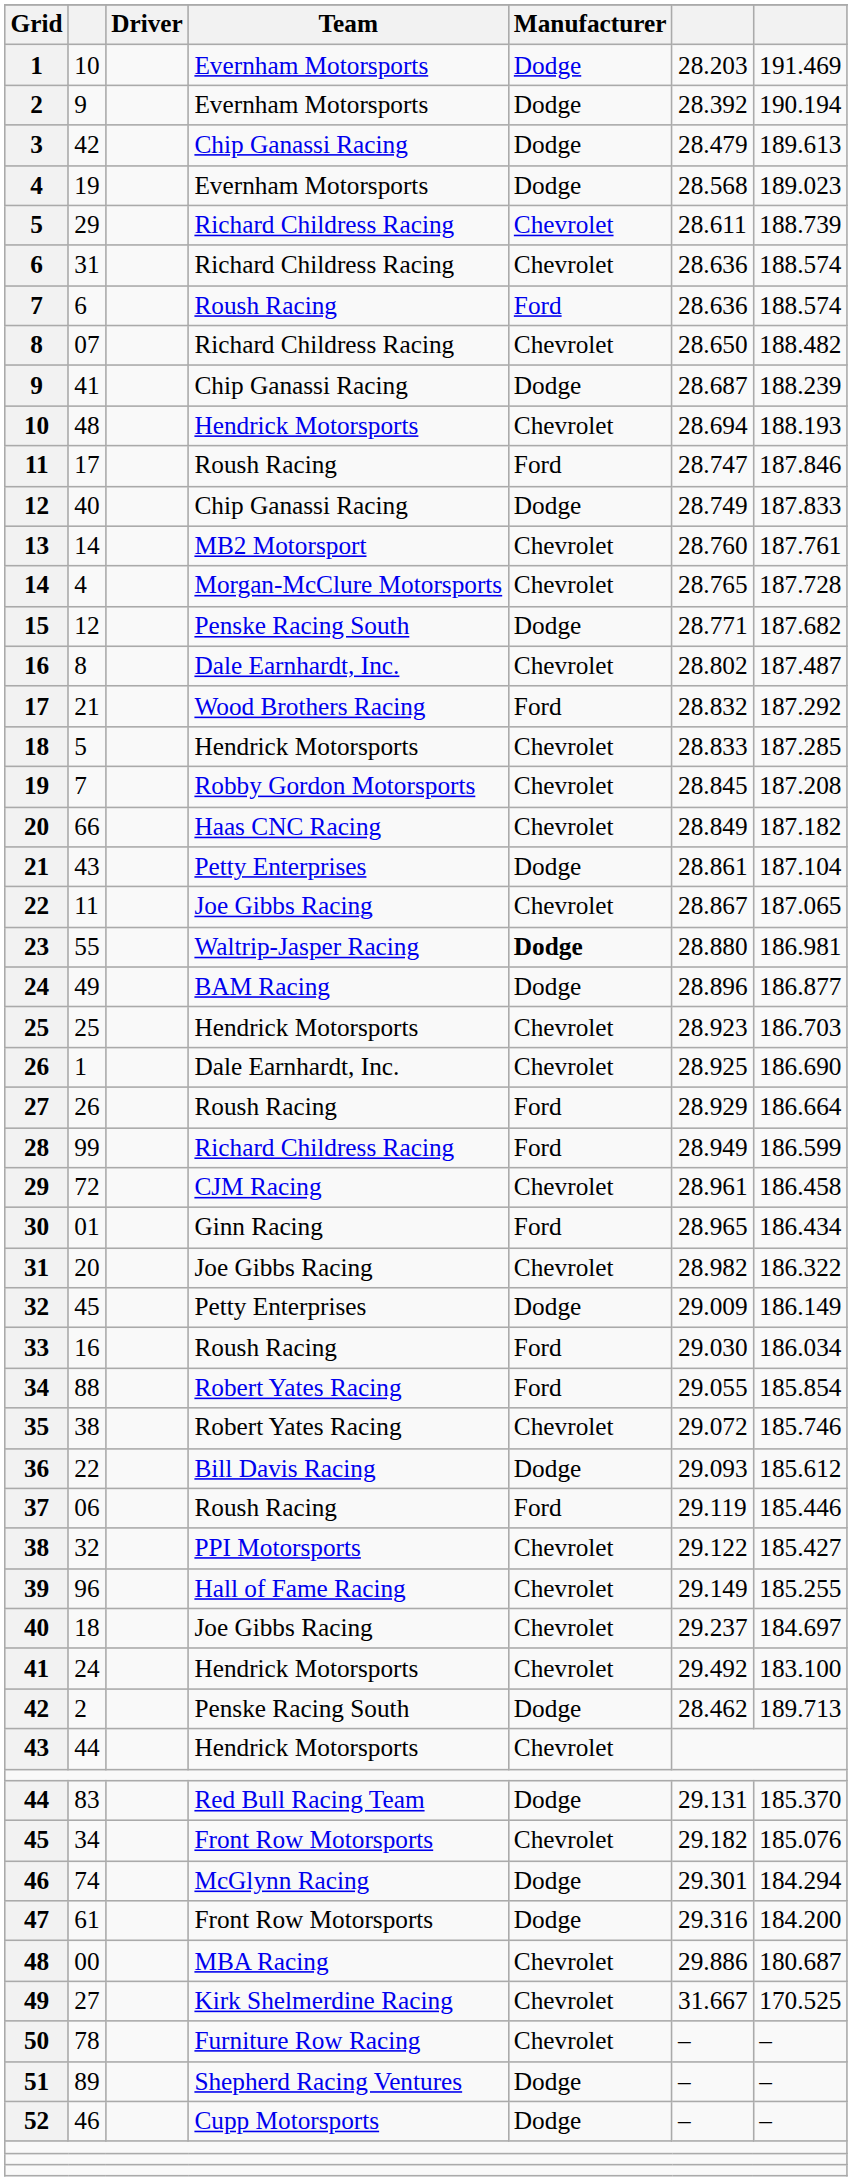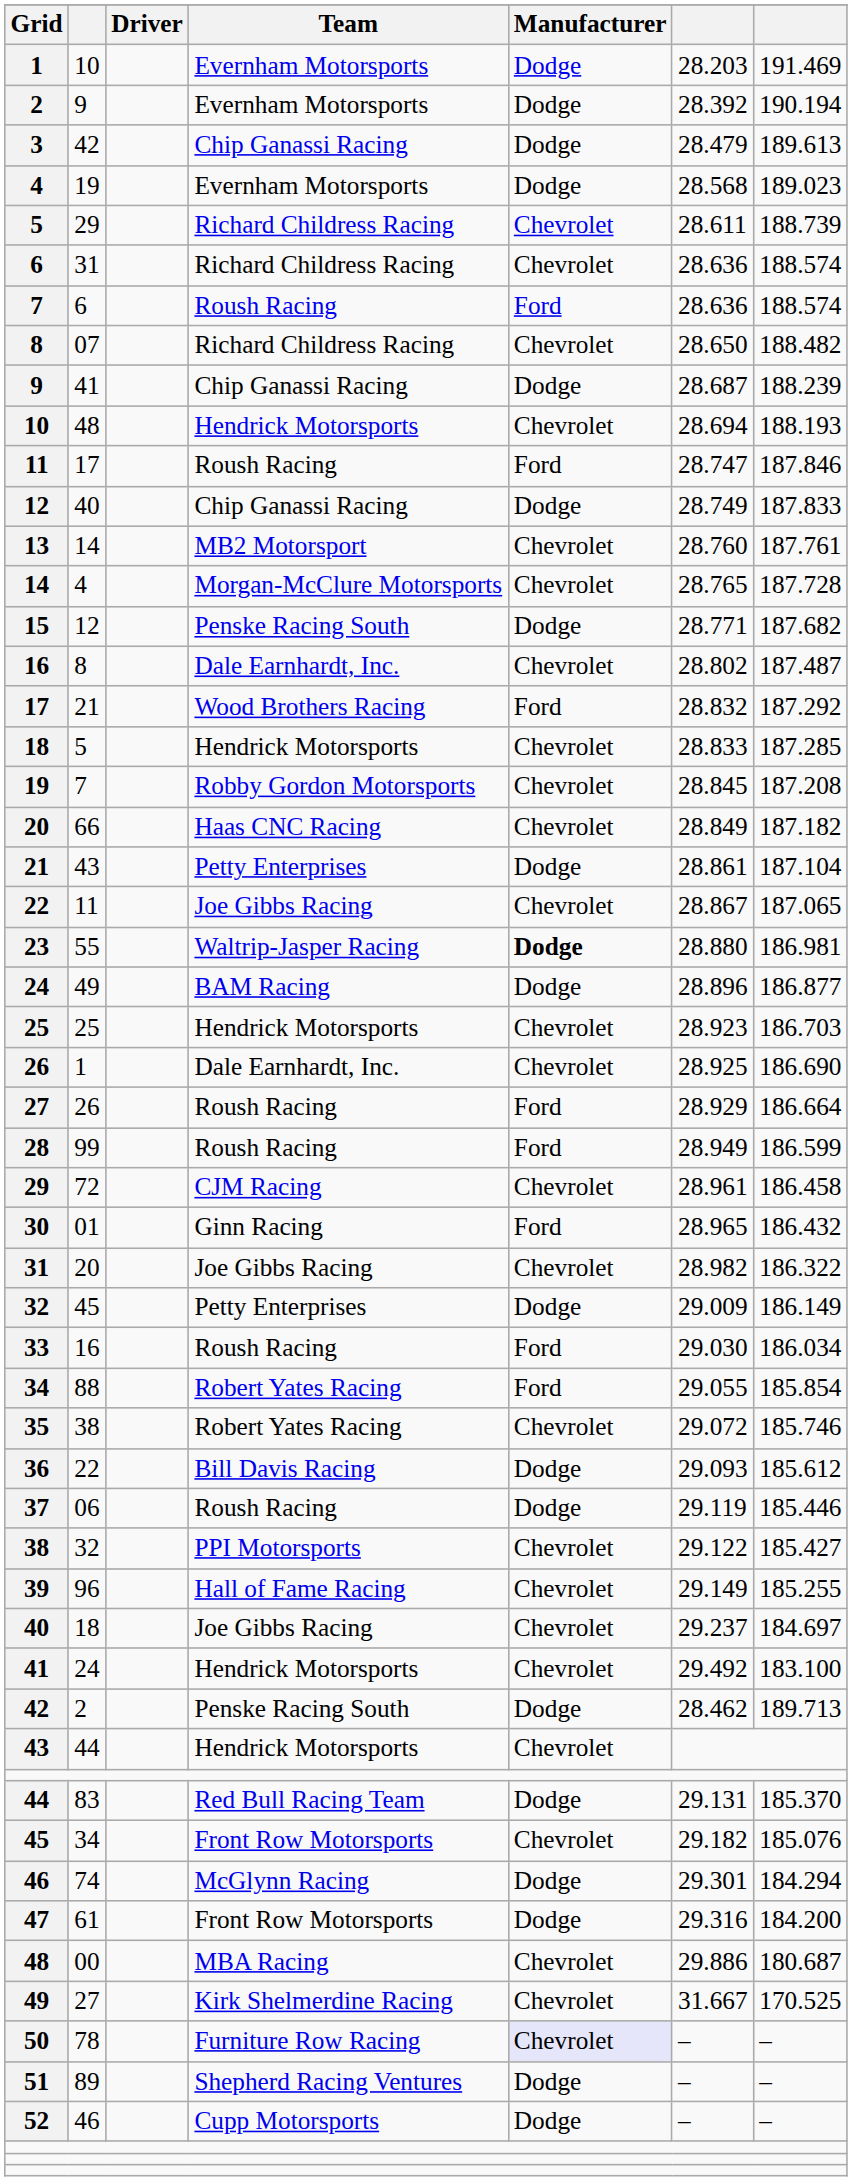(324, 1147) Richard Childress Racing -> (266, 1147) Roush Racing
(800, 1227) 186.434 -> (800, 1227) 186.432
(538, 1507) Ford -> (548, 1507) Dodge
(564, 2040) no background -> (564, 2040) lavender background
